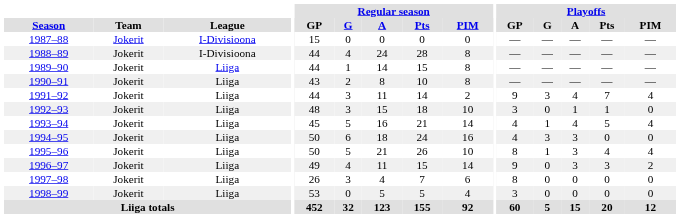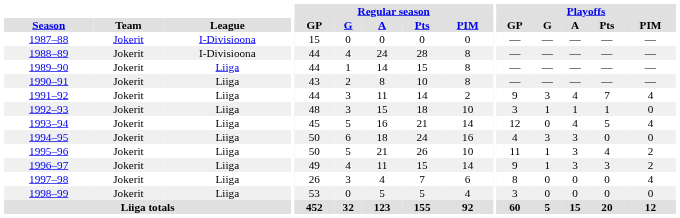(547, 109) 0 -> (547, 109) 1
(515, 123) 4 -> (515, 123) 12
(547, 123) 1 -> (547, 123) 0
(515, 151) 8 -> (515, 151) 11
(650, 151) 4 -> (650, 151) 2
(547, 165) 0 -> (547, 165) 1
(650, 179) 0 -> (650, 179) 4
